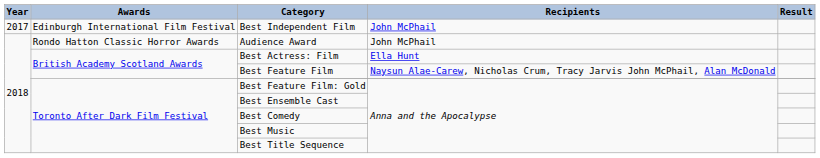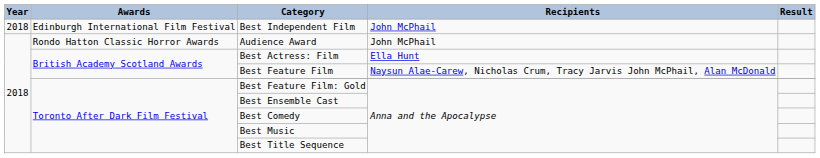(17, 27) 2017 -> (17, 27) 2018
